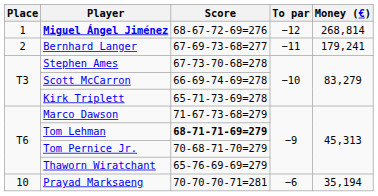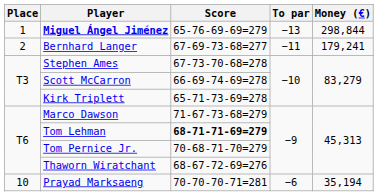(220, 30) 68-67-72-69=276 -> (220, 30) 65-76-69-69=279
(291, 30) −12 -> (291, 30) −13
(343, 30) 268,814 -> (343, 30) 298,844
(220, 165) 65-76-69-69=279 -> (220, 165) 68-67-72-69=276
